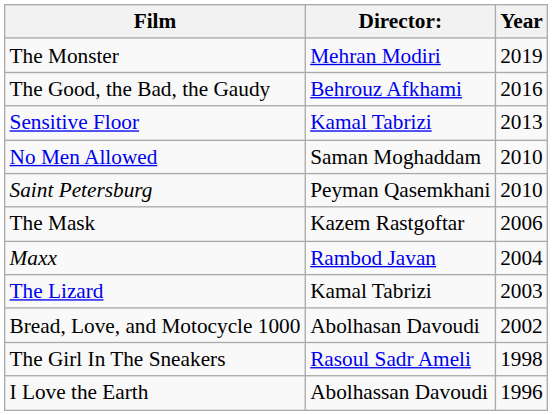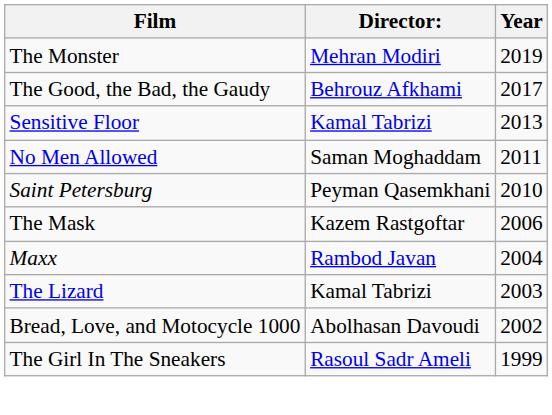(521, 88) 2016 -> (521, 88) 2017
(521, 156) 2010 -> (521, 156) 2011
(521, 358) 1998 -> (521, 358) 1999
- row: (79, 392)
